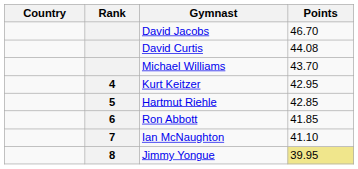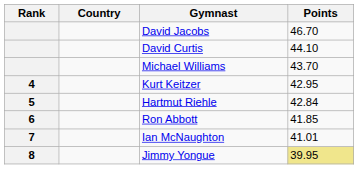columns swapped: (112, 13) <-> (45, 13)
(304, 48) 44.08 -> (304, 48) 44.10
(304, 102) 42.85 -> (304, 102) 42.84
(304, 137) 41.10 -> (304, 137) 41.01
